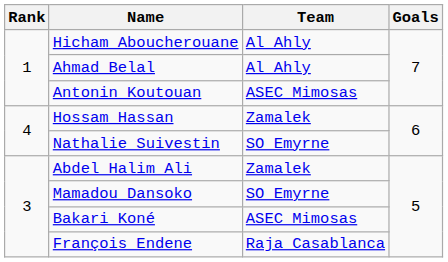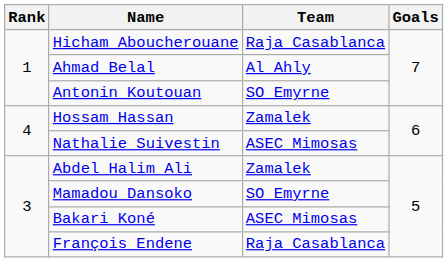(278, 42) Al Ahly -> (315, 42) Raja Casablanca
(302, 93) ASEC Mimosas -> (288, 93) SO Emyrne
(288, 143) SO Emyrne -> (302, 143) ASEC Mimosas
